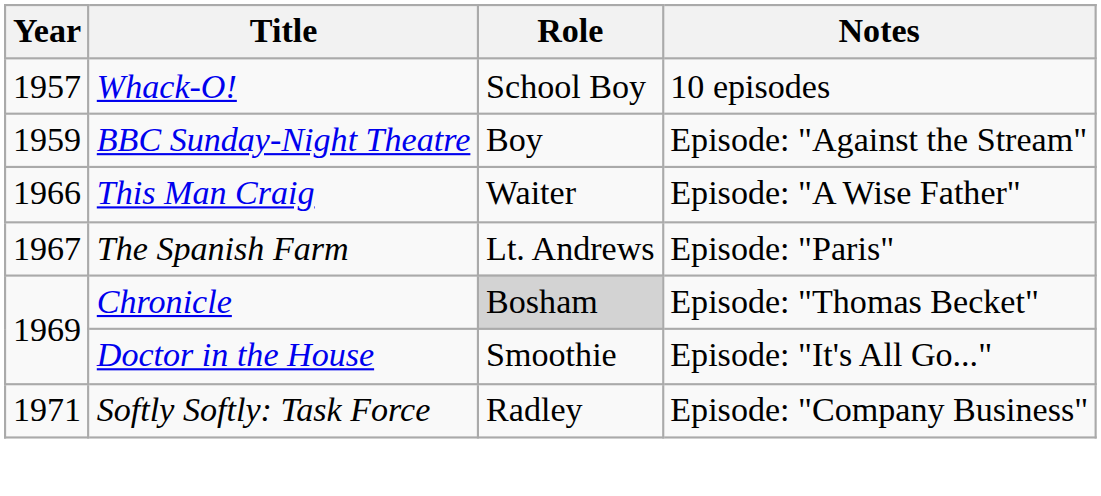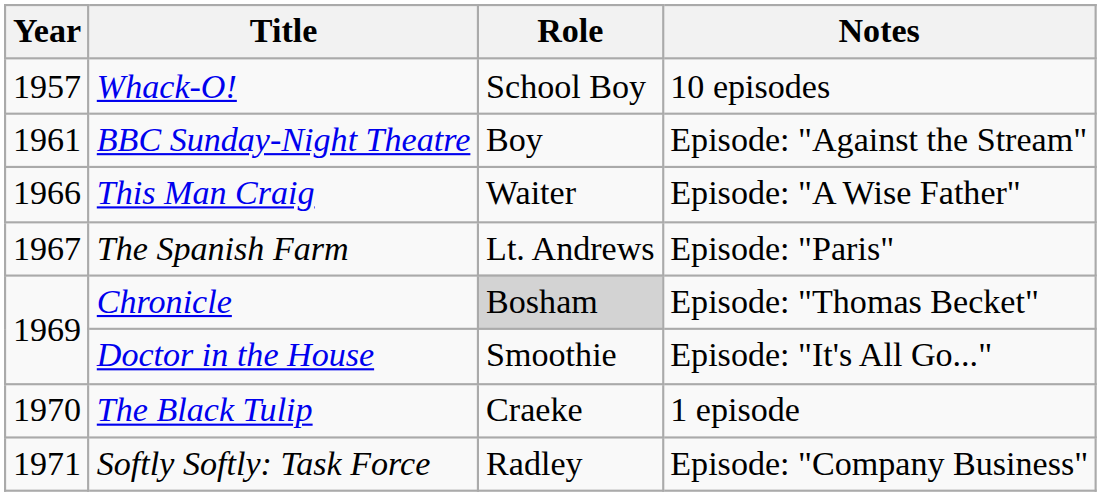(47, 139) 1959 -> (47, 139) 1961
+ row: (205, 409)
